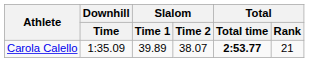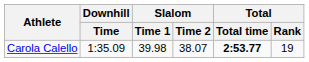(152, 49) 39.89 -> (152, 49) 39.98
(287, 49) 21 -> (287, 49) 19
